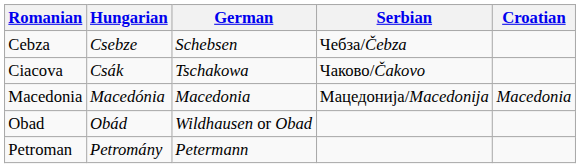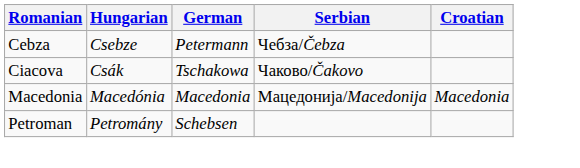(206, 44) Schebsen -> (212, 44) Petermann
- row: (26, 123)
(212, 149) Petermann -> (206, 123) Schebsen
